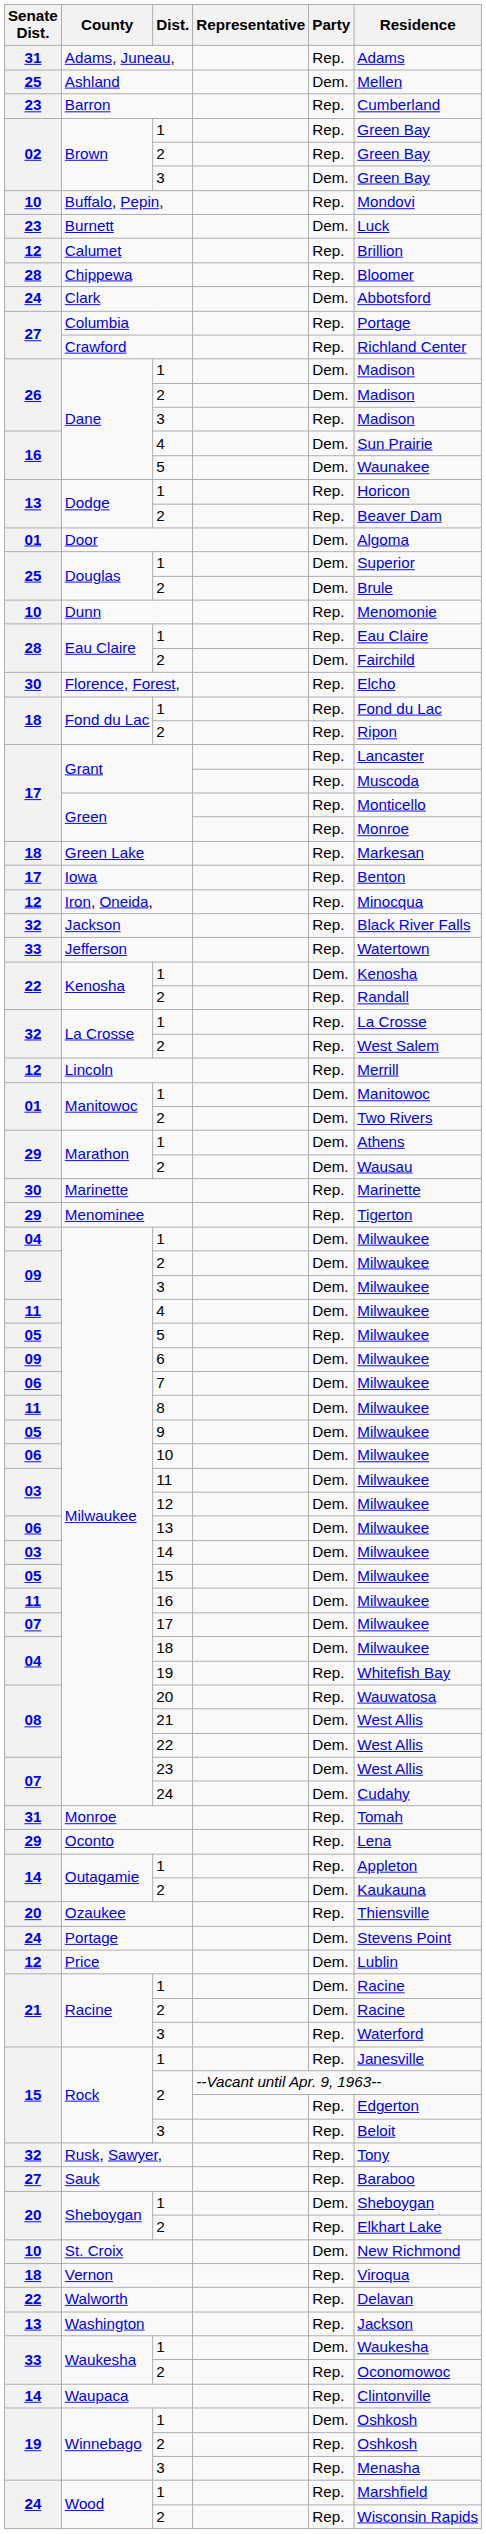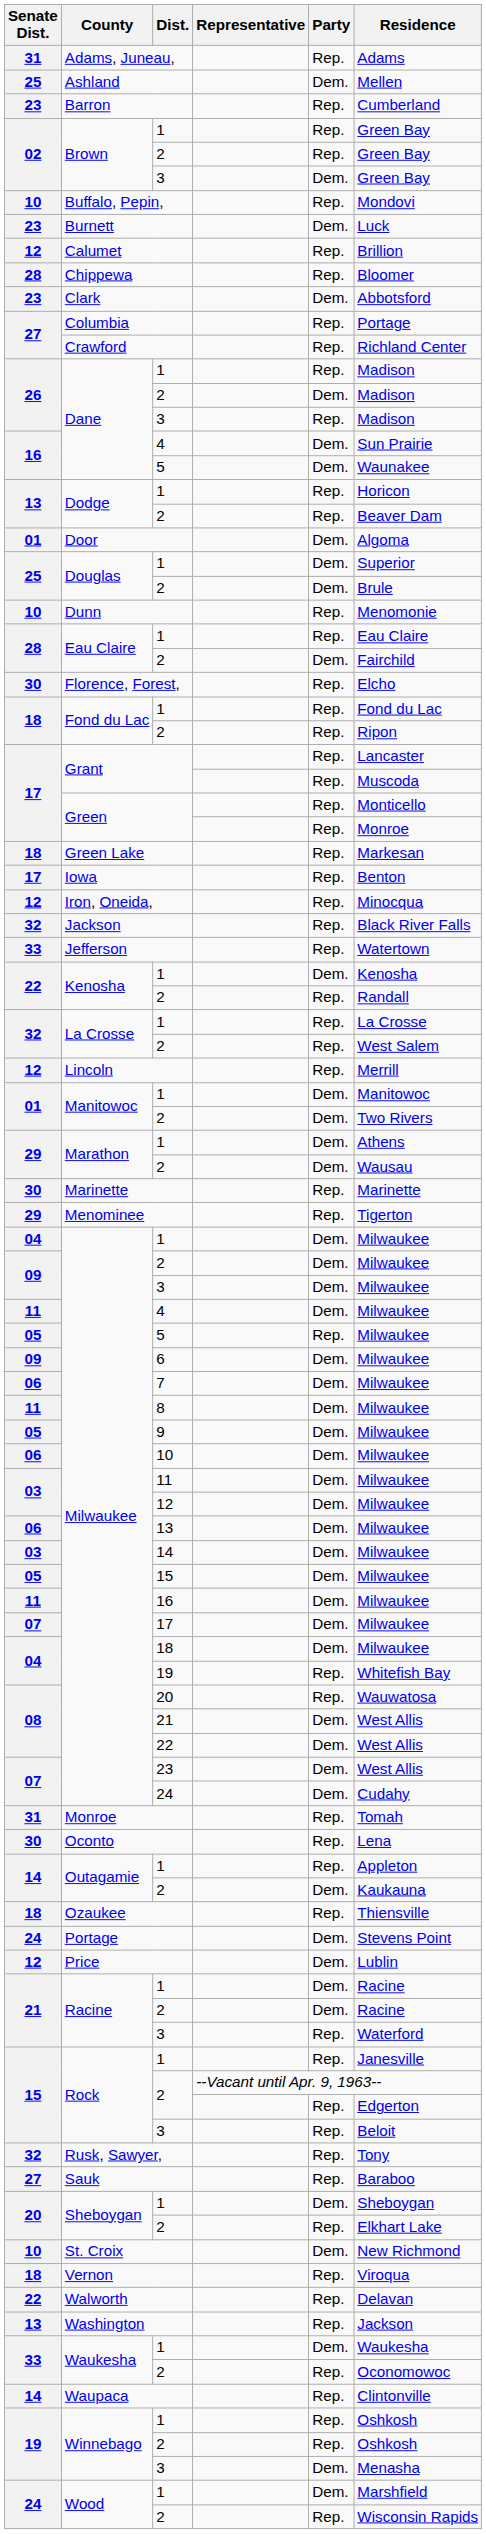(33, 298) 24 -> (33, 298) 23
(330, 371) Dem. -> (328, 371) Rep.
(33, 1841) 29 -> (33, 1841) 30
(33, 1913) 20 -> (33, 1913) 18
(330, 2420) Dem. -> (328, 2420) Rep.
(328, 2468) Rep. -> (330, 2468) Dem.
(328, 2492) Rep. -> (330, 2492) Dem.
